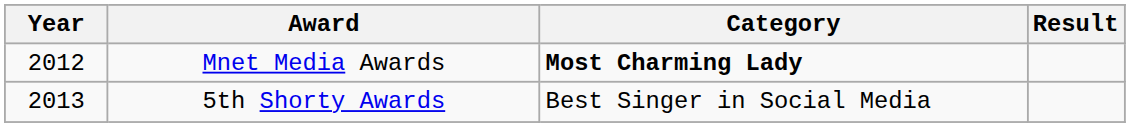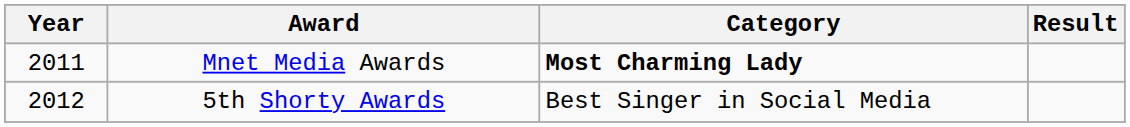(56, 63) 2012 -> (56, 63) 2011
(56, 102) 2013 -> (56, 102) 2012
